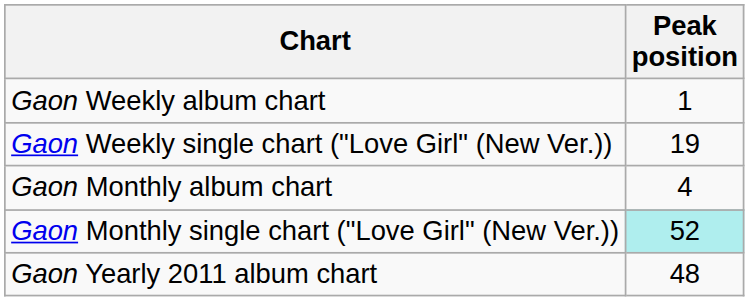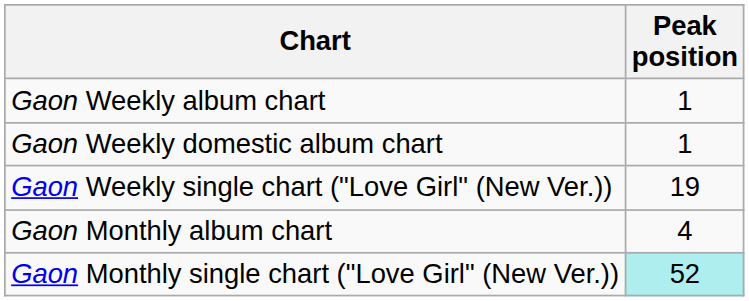+ row: (227, 143)
- row: (194, 273)
